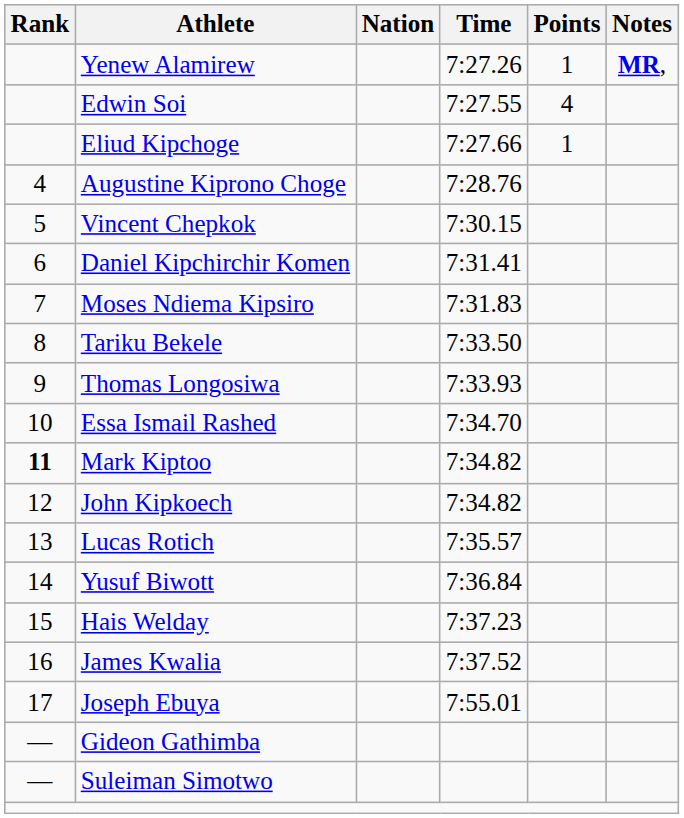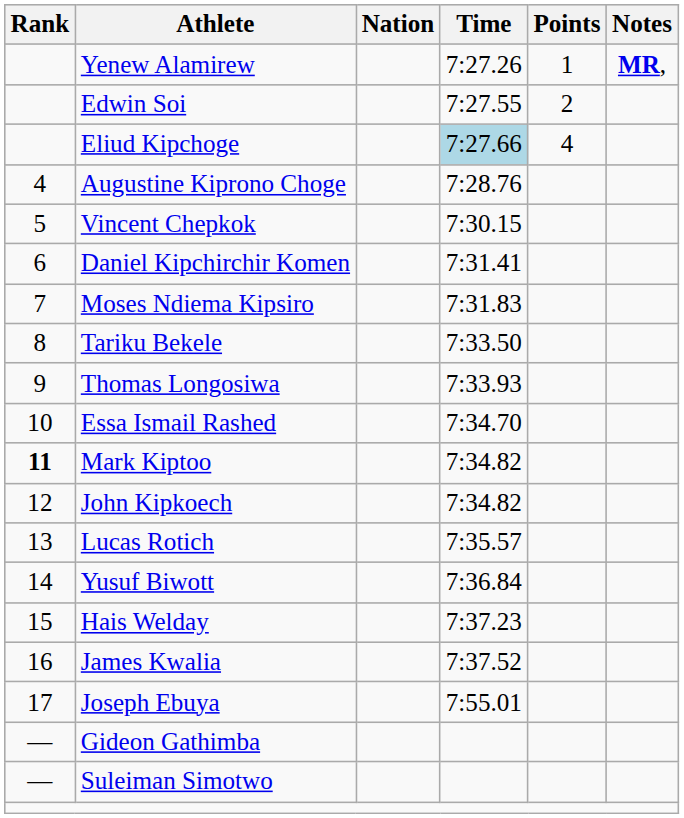(567, 104) 4 -> (567, 104) 2
(484, 143) no background -> (484, 143) lightblue background
(567, 143) 1 -> (567, 143) 4
